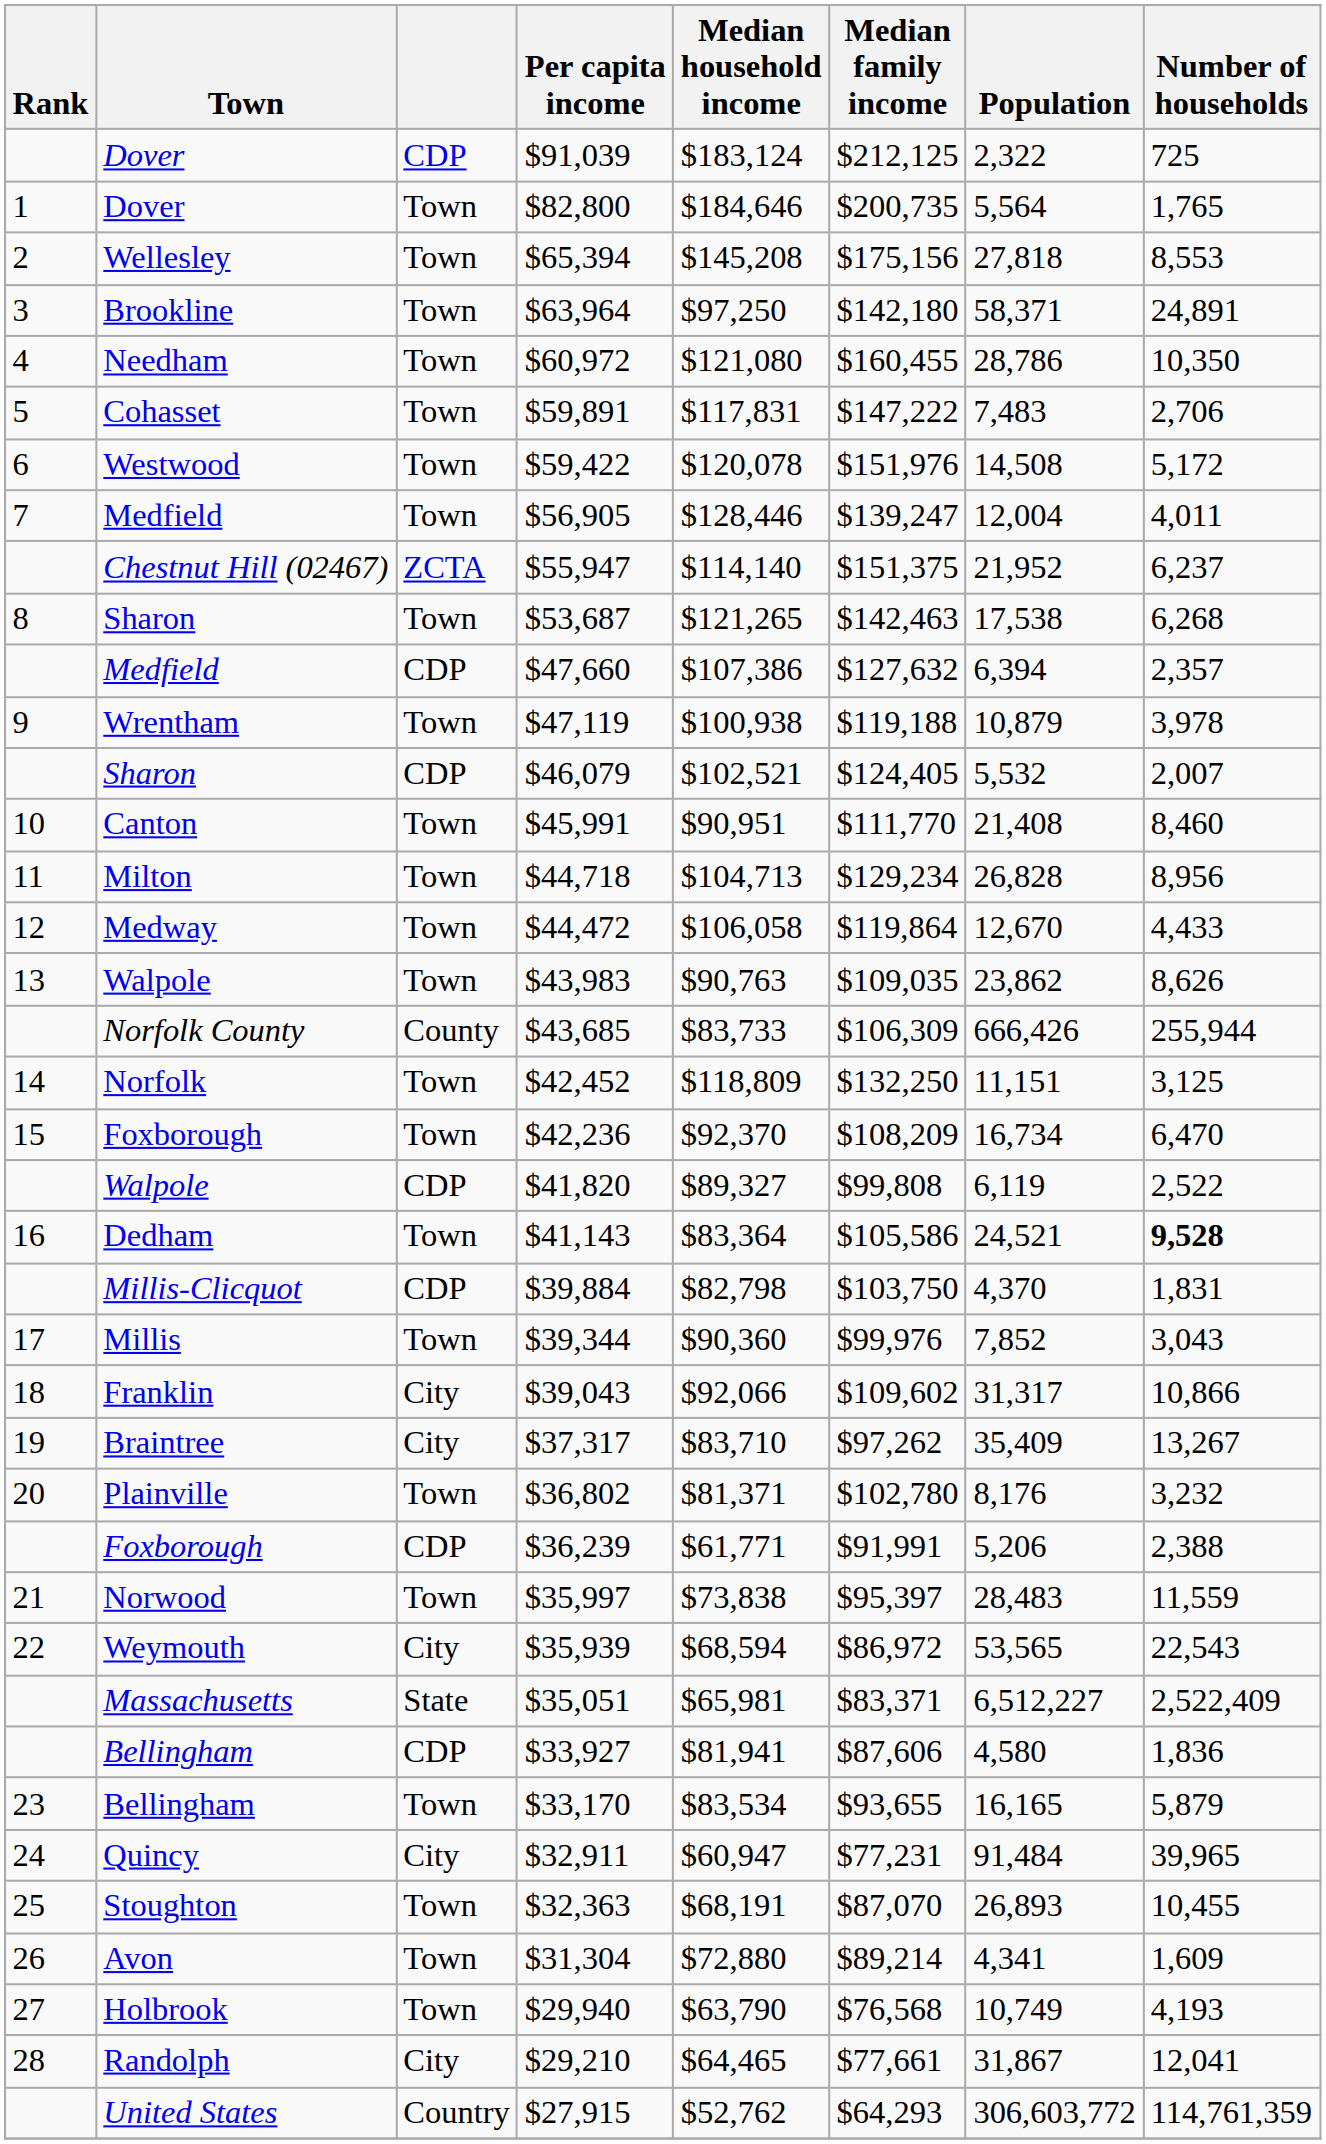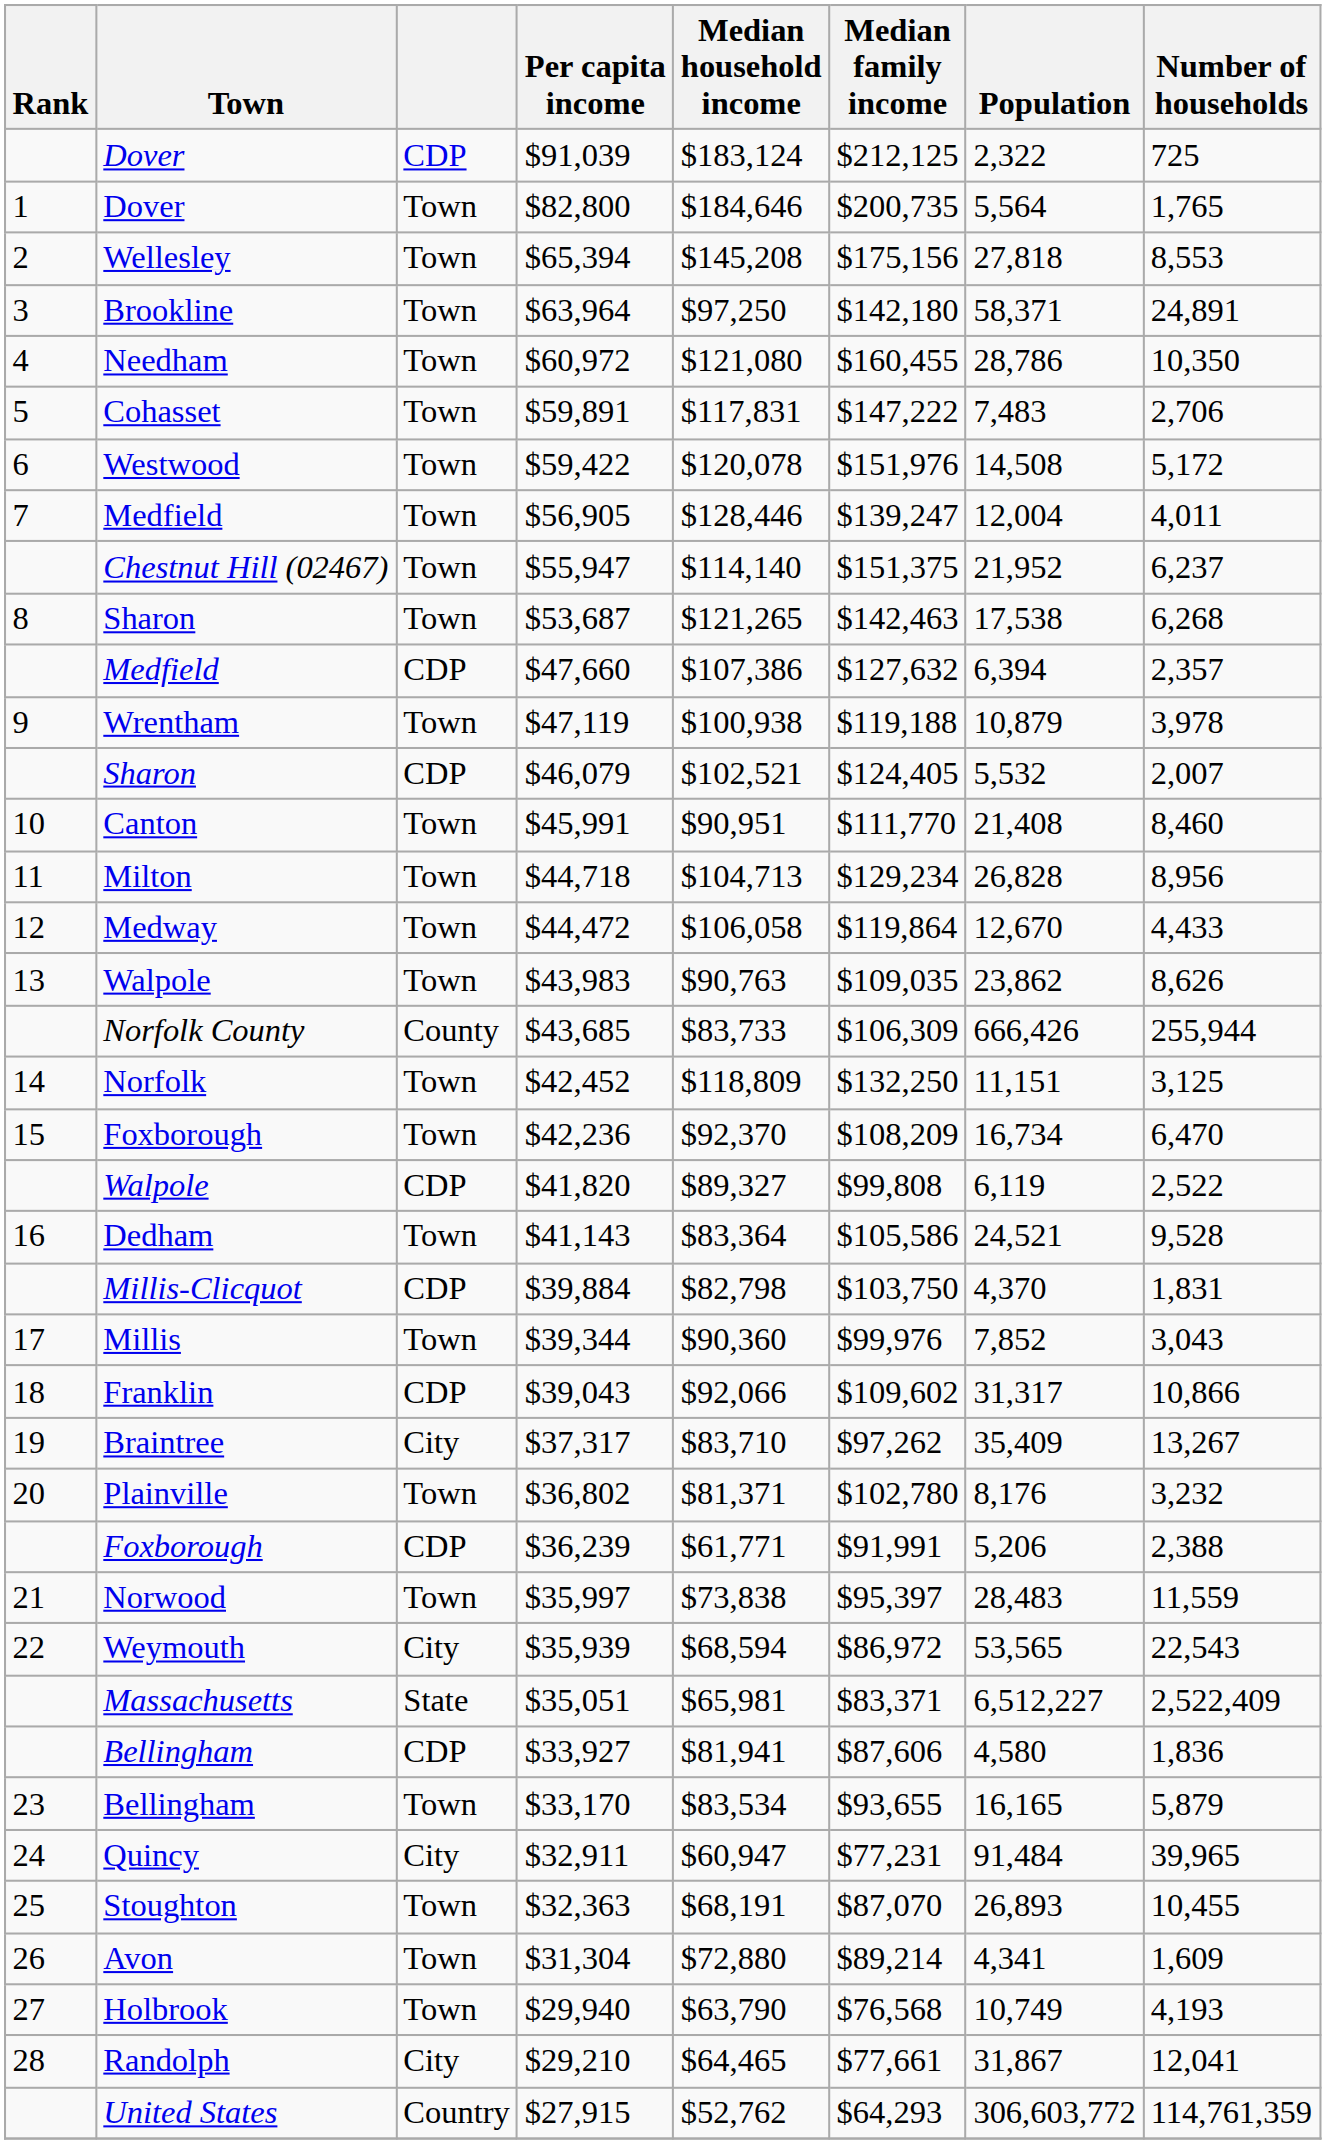(444, 566) ZCTA -> (440, 566) Town
(1187, 1236) bold -> (1187, 1236) normal
(431, 1391) City -> (435, 1391) CDP
